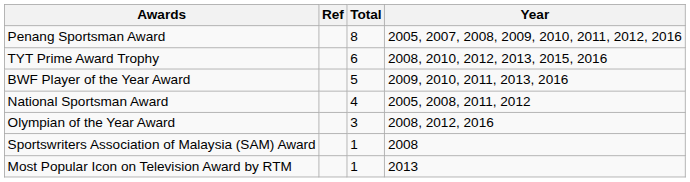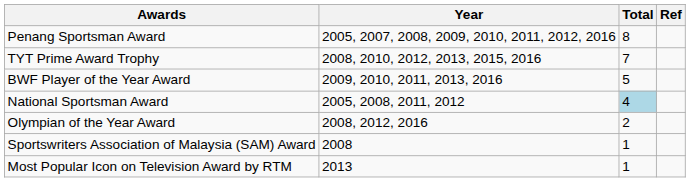columns swapped: (535, 15) <-> (333, 15)
(354, 58) 6 -> (626, 58) 7
(354, 101) no background -> (626, 101) lightblue background
(354, 123) 3 -> (626, 123) 2
